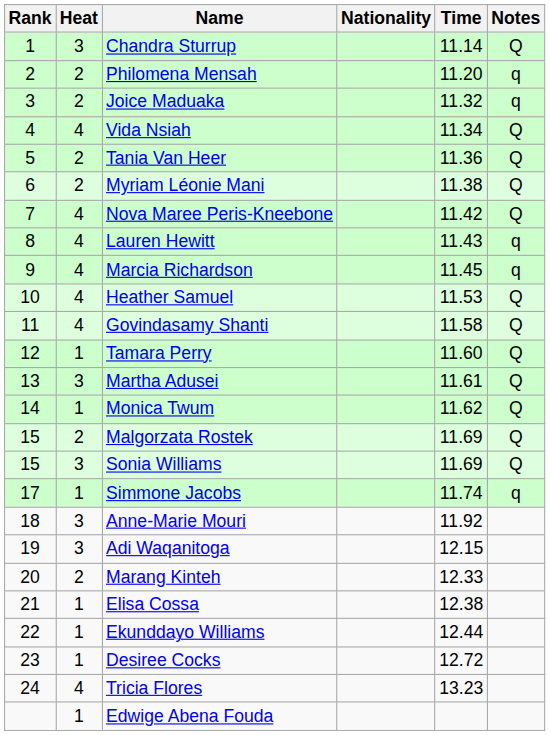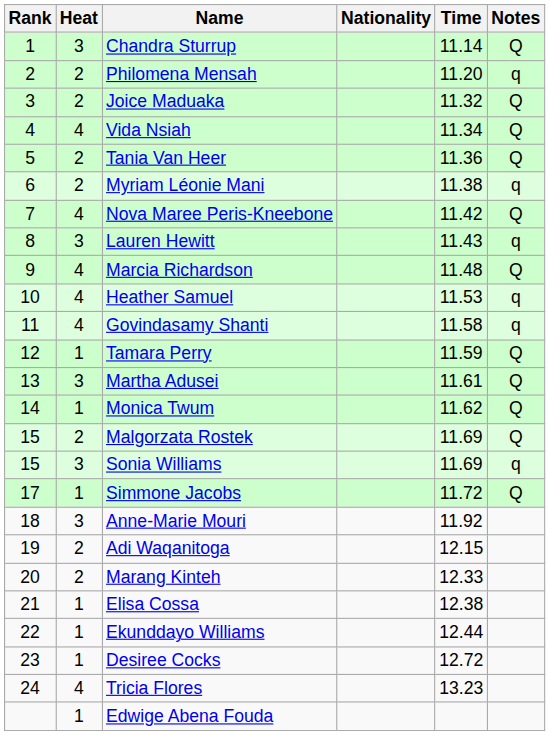(516, 102) q -> (516, 102) Q
(516, 185) Q -> (516, 185) q
(79, 241) 4 -> (79, 241) 3
(461, 269) 11.45 -> (461, 269) 11.48
(516, 269) q -> (516, 269) Q
(516, 297) Q -> (516, 297) q
(516, 325) Q -> (516, 325) q
(461, 353) 11.60 -> (461, 353) 11.59
(516, 465) Q -> (516, 465) q
(461, 492) 11.74 -> (461, 492) 11.72
(516, 492) q -> (516, 492) Q
(79, 548) 3 -> (79, 548) 2
